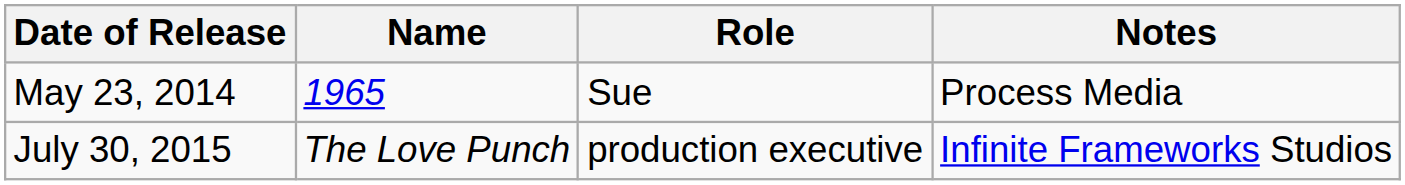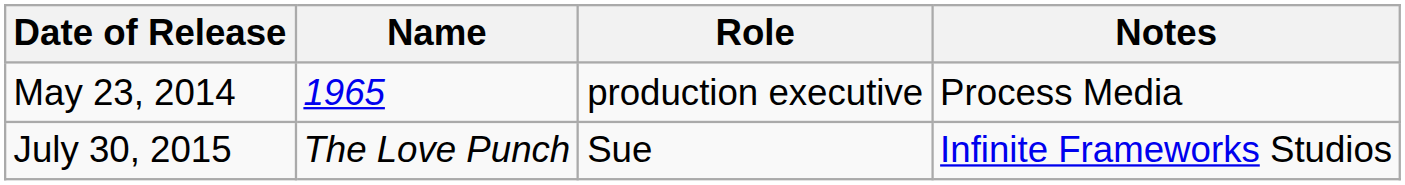(620, 91) Sue -> (755, 91) production executive
(755, 149) production executive -> (620, 149) Sue
